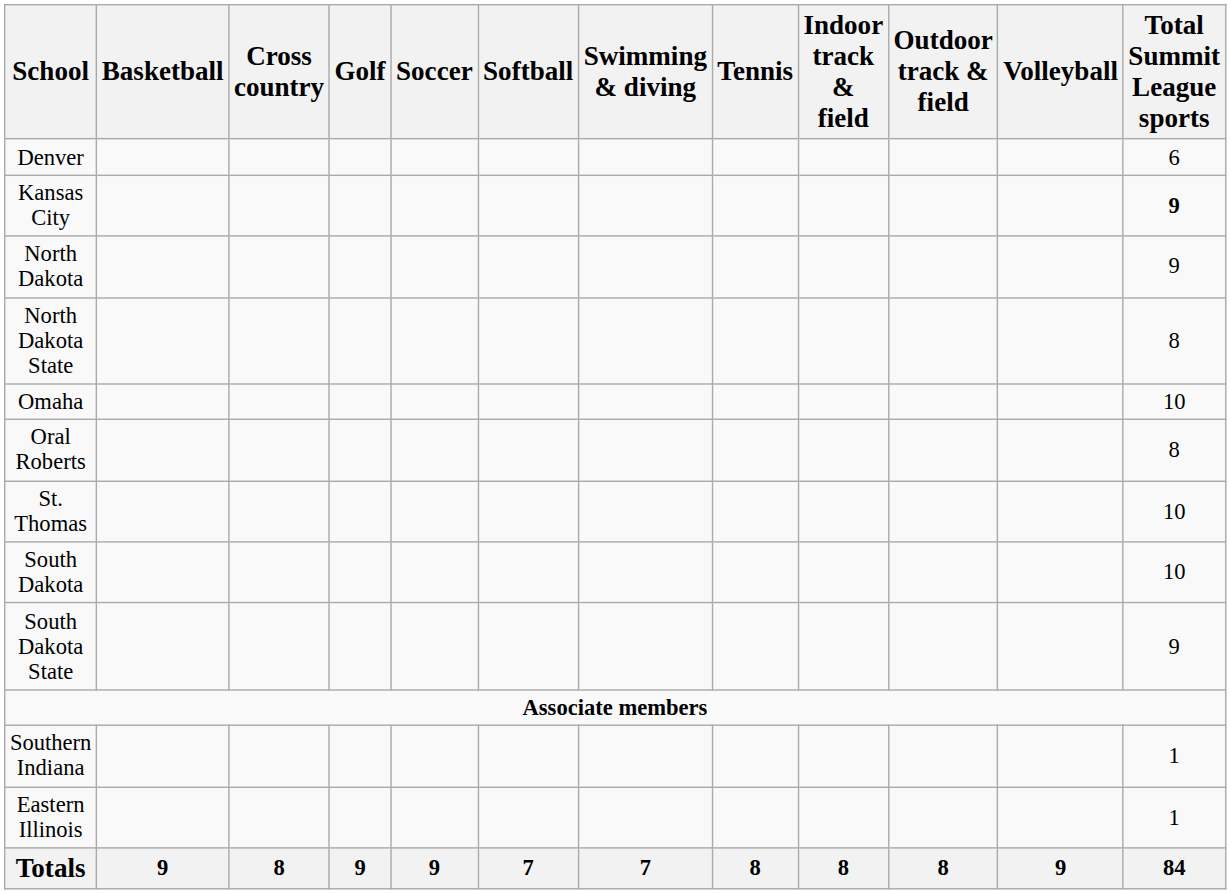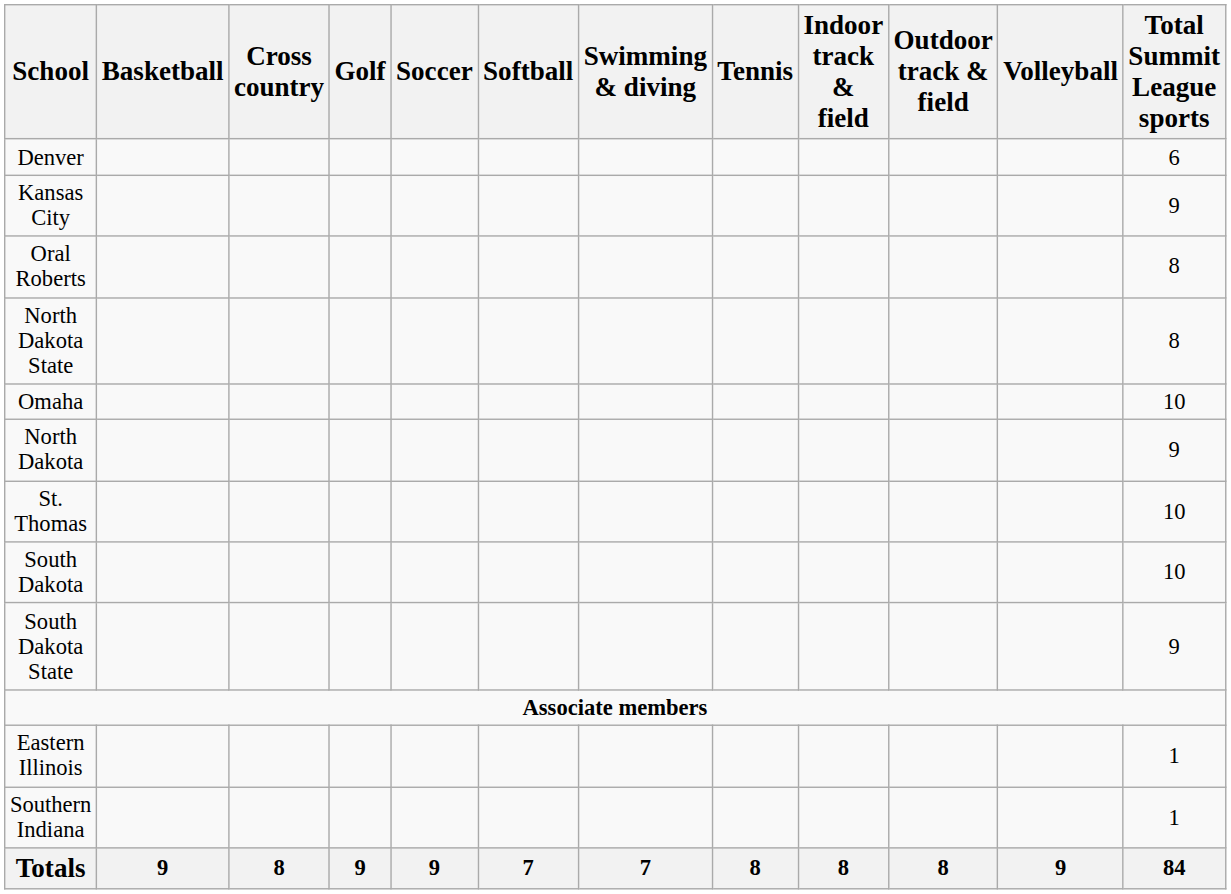(1174, 205) bold -> (1174, 205) normal
rows swapped: (51, 266) <-> (51, 449)
rows swapped: (51, 816) <-> (51, 755)
